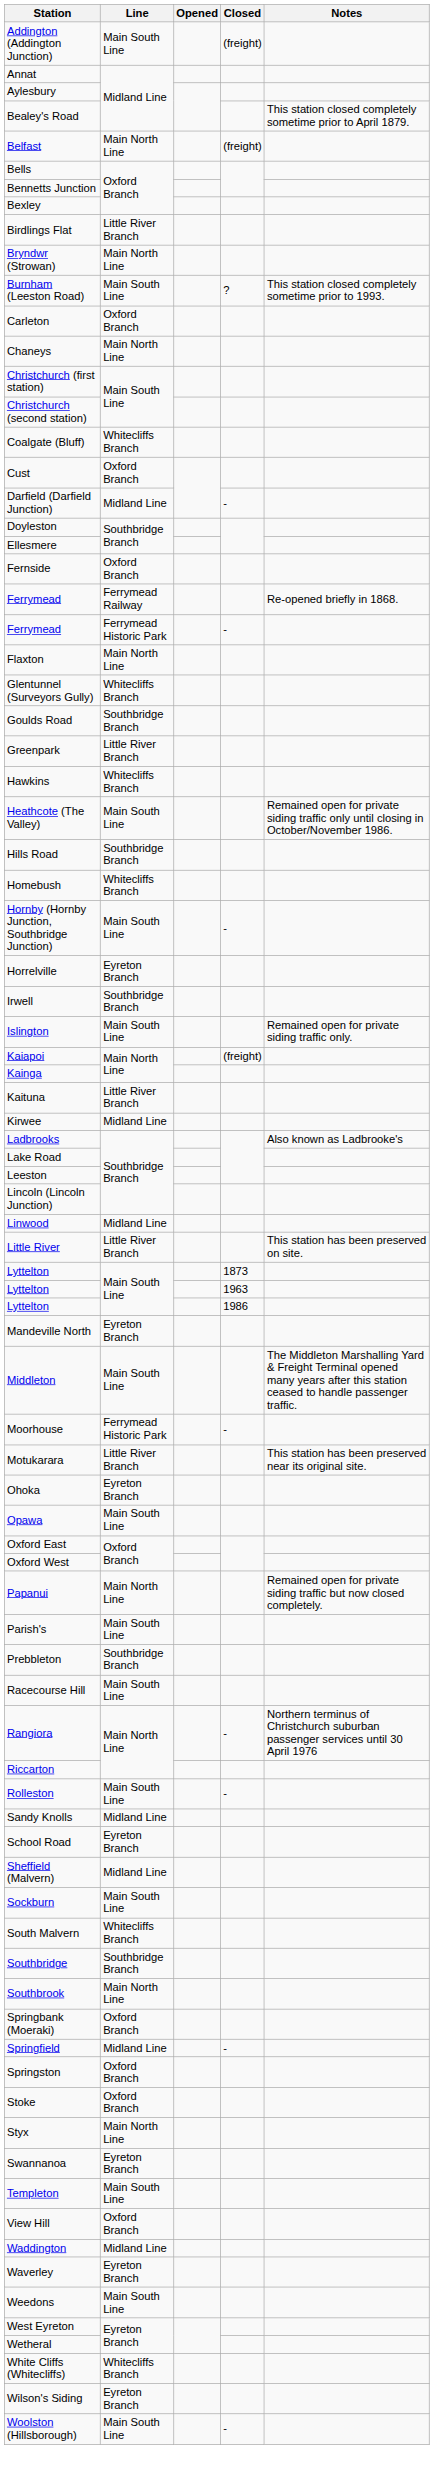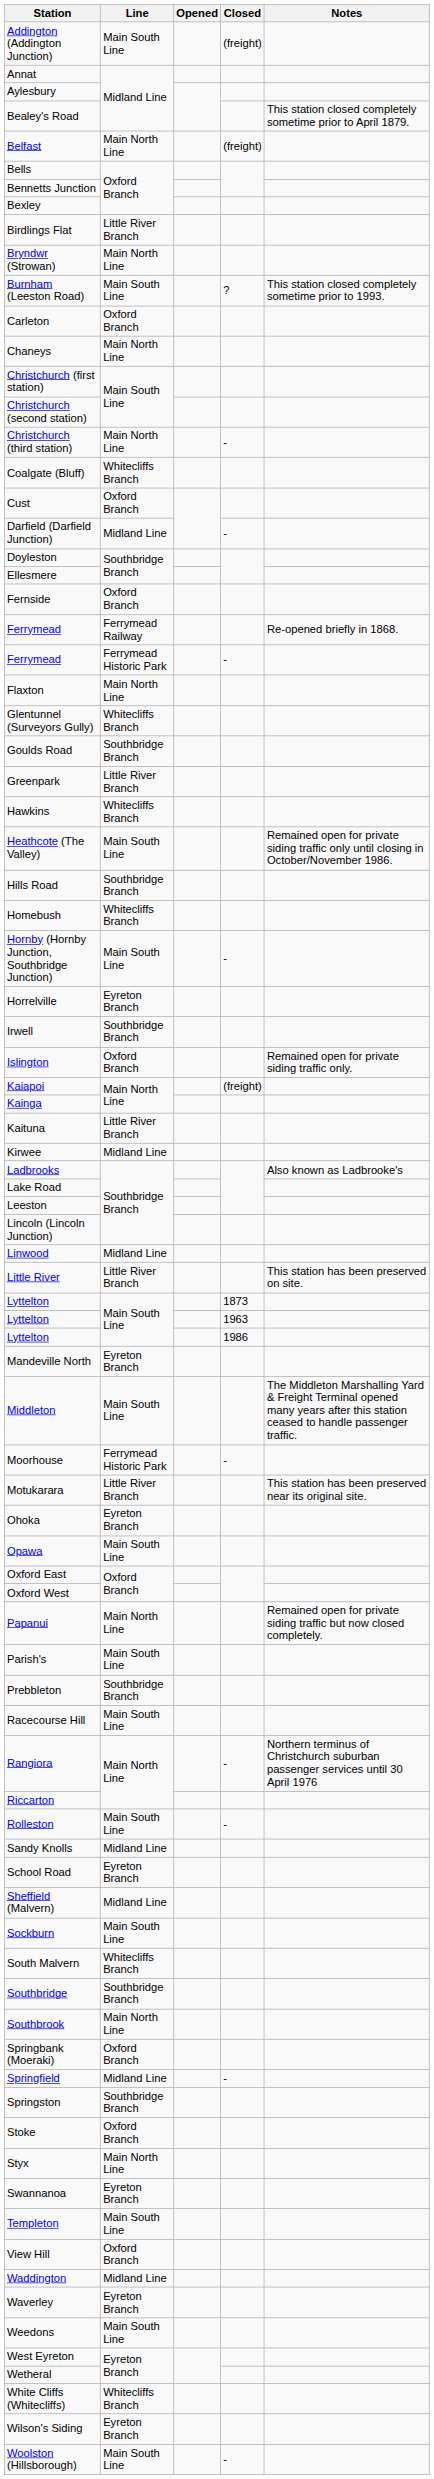+ row: (40, 442)
(131, 1031) Main South Line -> (121, 1062) Oxford Branch
(121, 2072) Oxford Branch -> (133, 2102) Southbridge Branch
